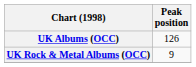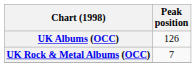(172, 54) 9 -> (172, 54) 7
